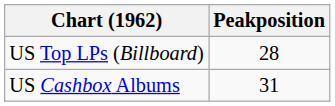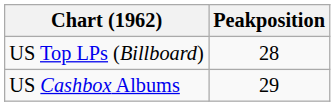(269, 85) 31 -> (269, 85) 29
